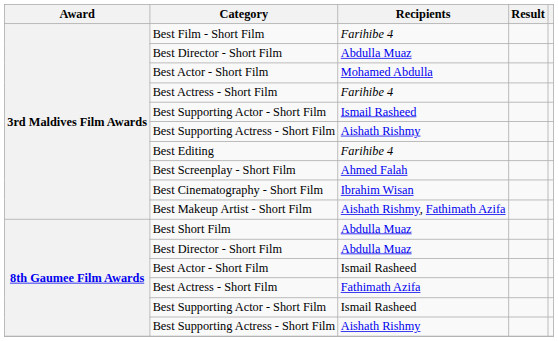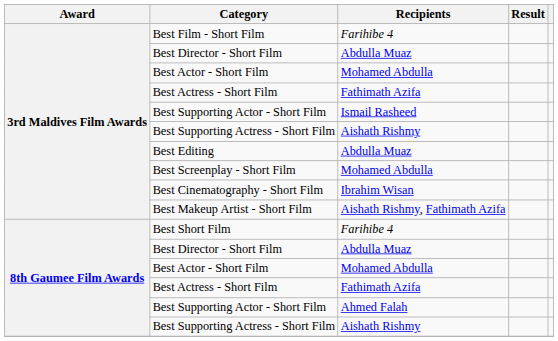(367, 92) Farihibe 4 -> (381, 92) Fathimath Azifa
(367, 151) Farihibe 4 -> (376, 151) Abdulla Muaz
(374, 170) Ahmed Falah -> (387, 170) Mohamed Abdulla
(376, 229) Abdulla Muaz -> (367, 229) Farihibe 4
(379, 268) Ismail Rasheed -> (387, 268) Mohamed Abdulla
(379, 307) Ismail Rasheed -> (374, 307) Ahmed Falah
